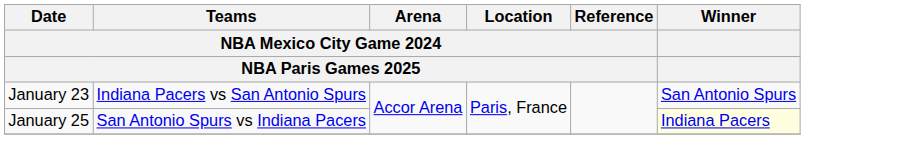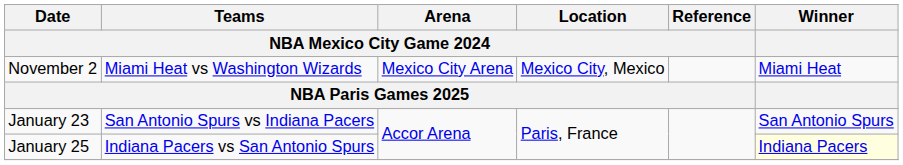+ row: (53, 69)
(231, 95) Indiana Pacers vs San Antonio Spurs -> (239, 120) San Antonio Spurs vs Indiana Pacers
(231, 120) San Antonio Spurs vs Indiana Pacers -> (239, 146) Indiana Pacers vs San Antonio Spurs
